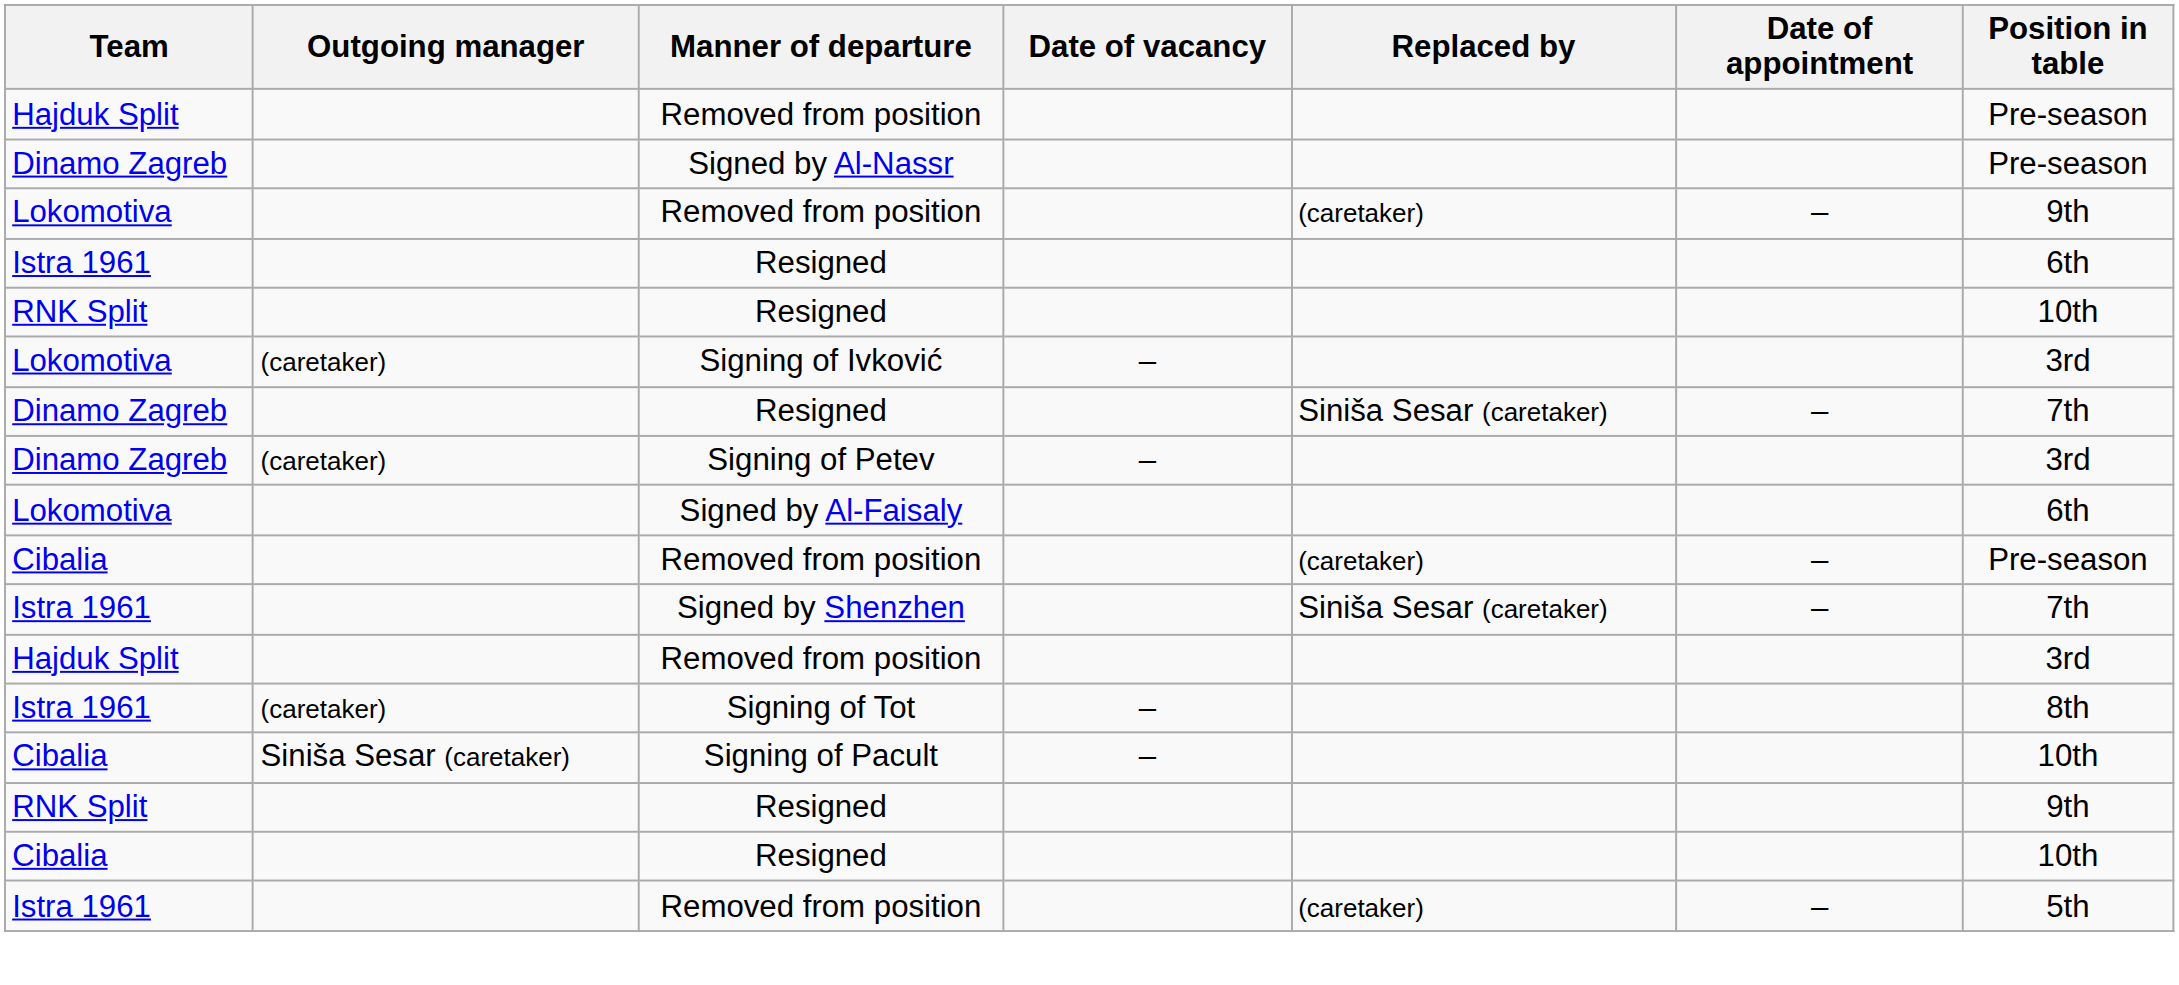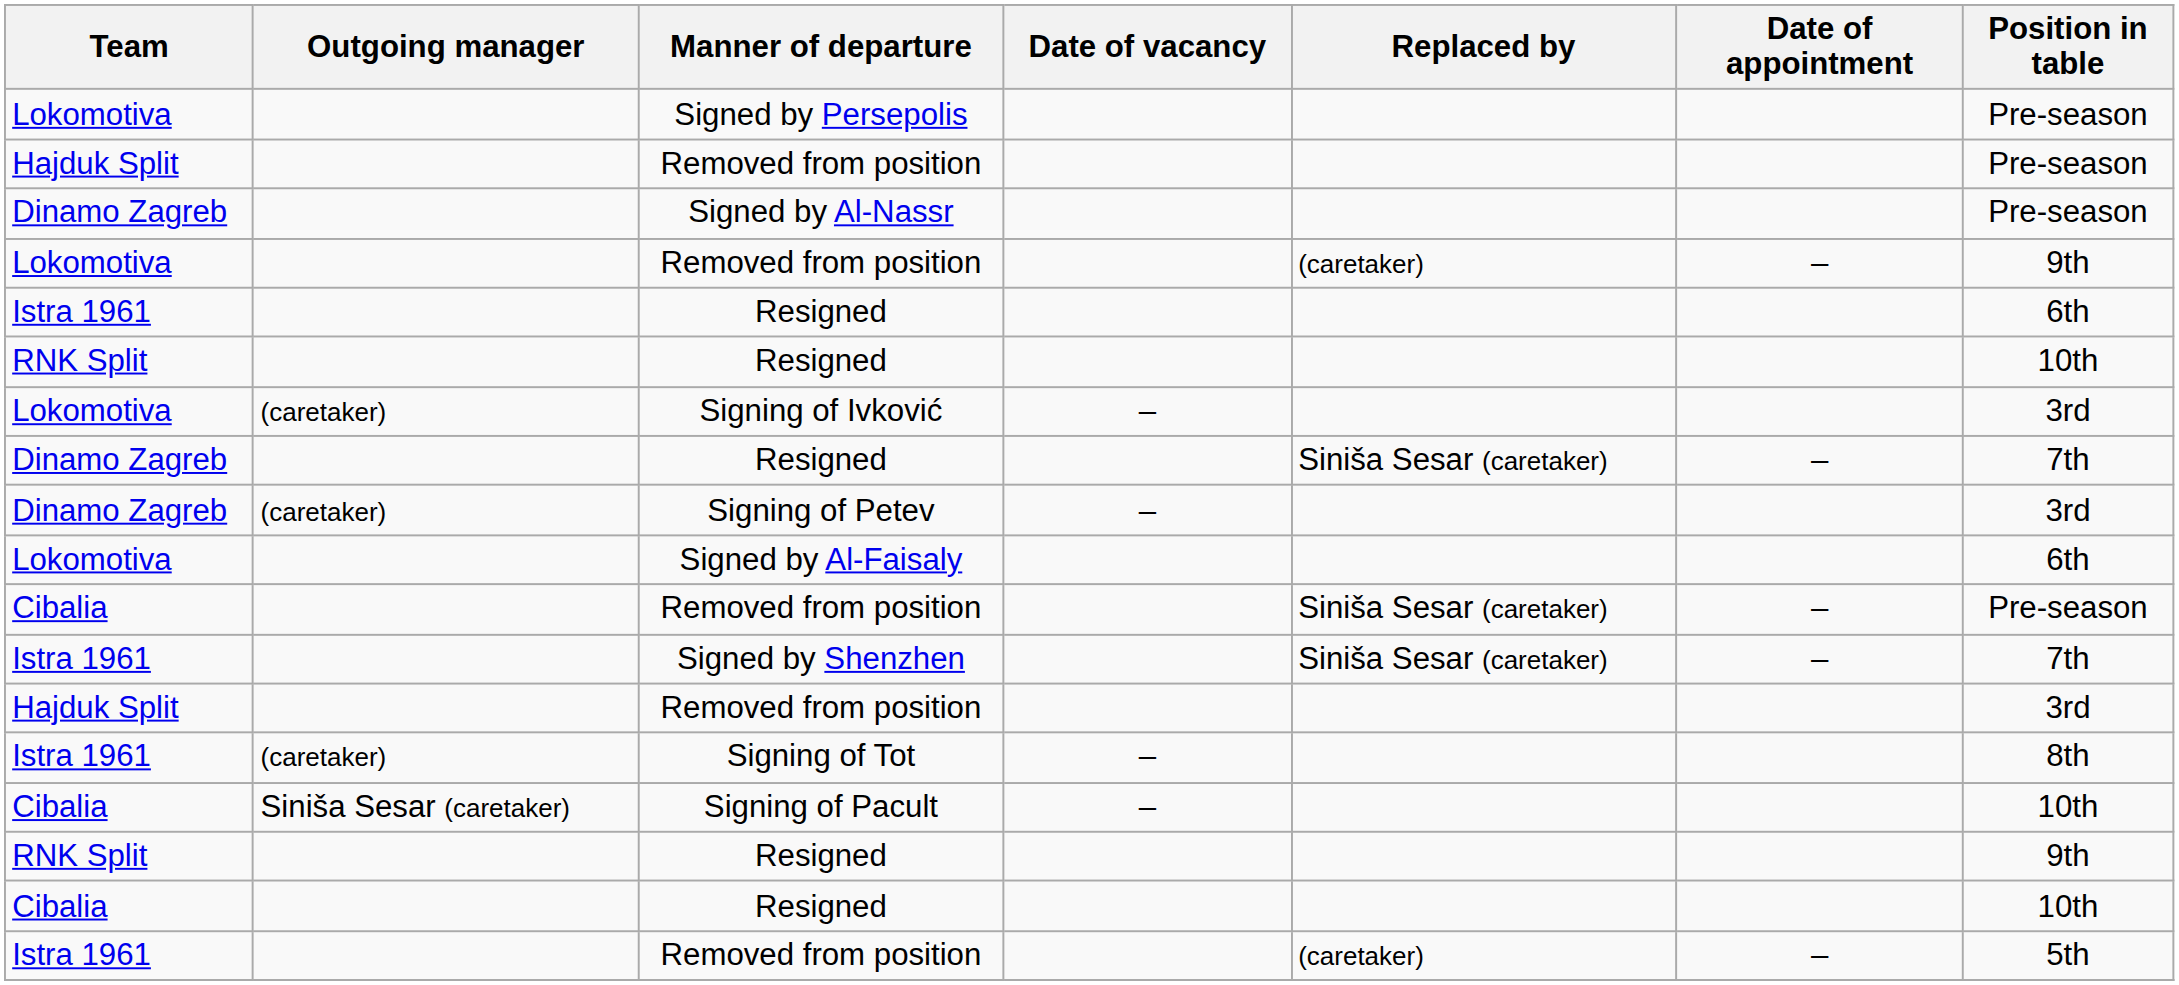+ row: (92, 113)
(1361, 561) (caretaker) -> (1453, 608) Siniša Sesar (caretaker)
